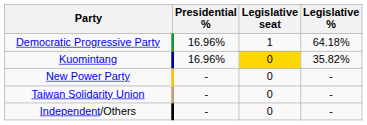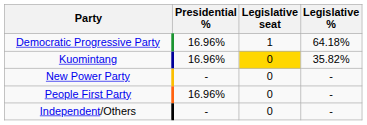- row: (88, 94)
+ row: (88, 94)
